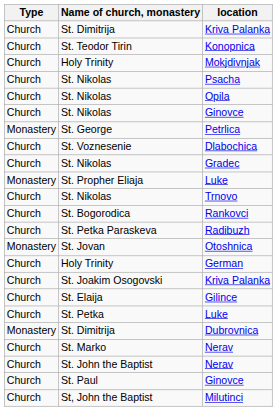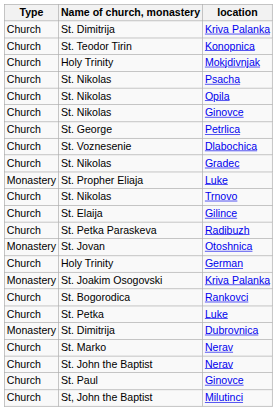(31, 130) Monastery -> (24, 130) Church
rows swapped: (96, 213) <-> (82, 297)
(24, 280) Church -> (31, 280) Monastery
